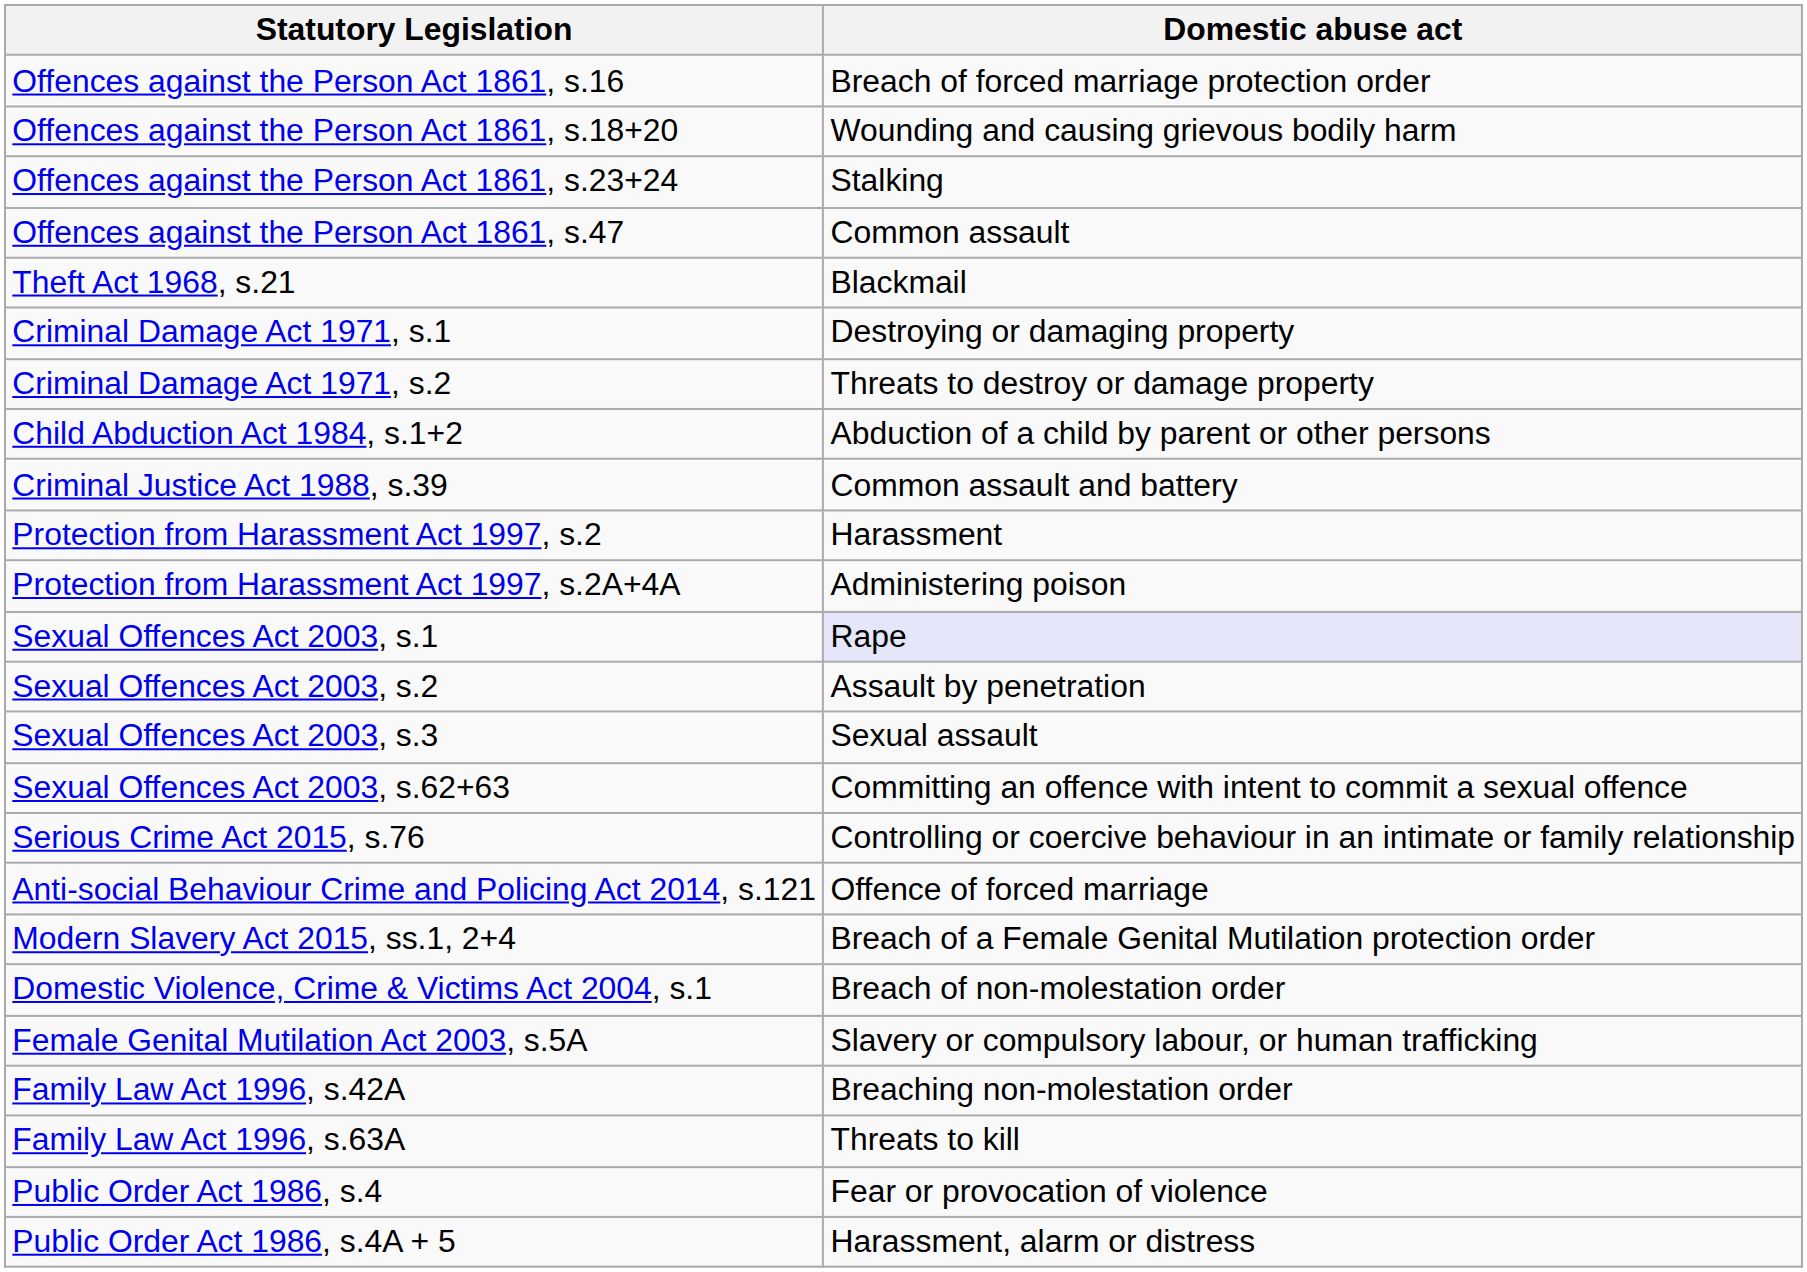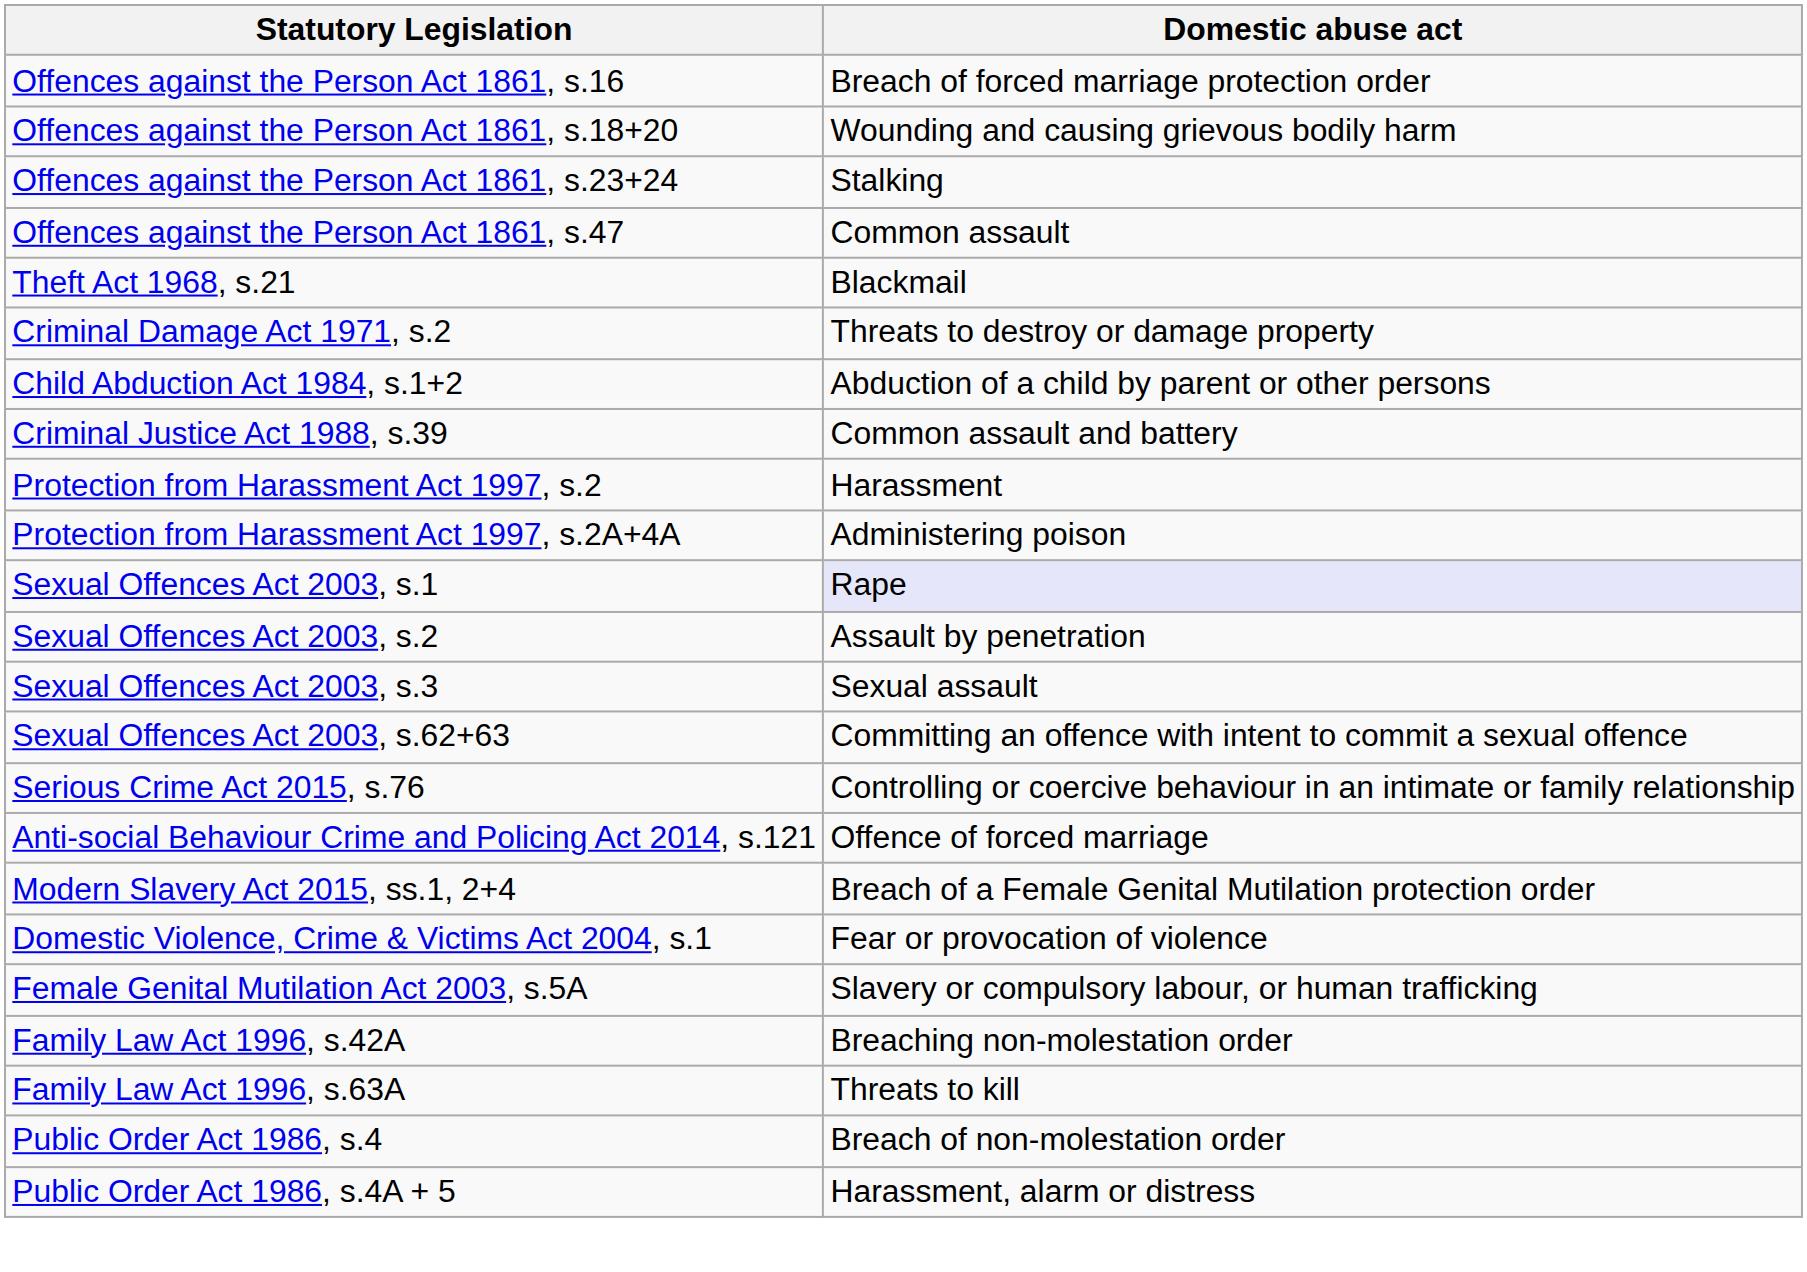- row: (232, 332)
(1058, 989) Breach of non-molestation order -> (1049, 938) Fear or provocation of violence
(1049, 1191) Fear or provocation of violence -> (1058, 1140) Breach of non-molestation order
